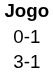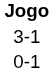rows swapped: (27, 36) <-> (27, 62)
